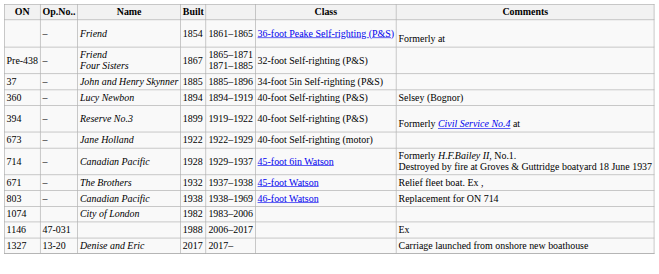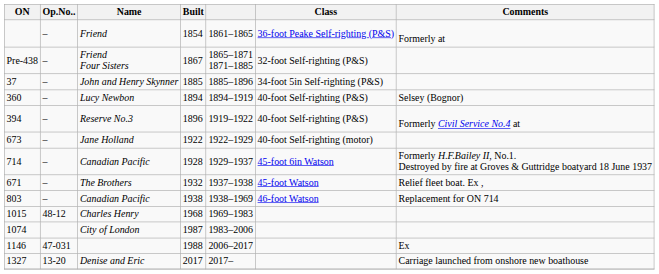(193, 118) 1899 -> (193, 118) 1896
+ row: (17, 214)
(193, 214) 1982 -> (193, 230) 1987
